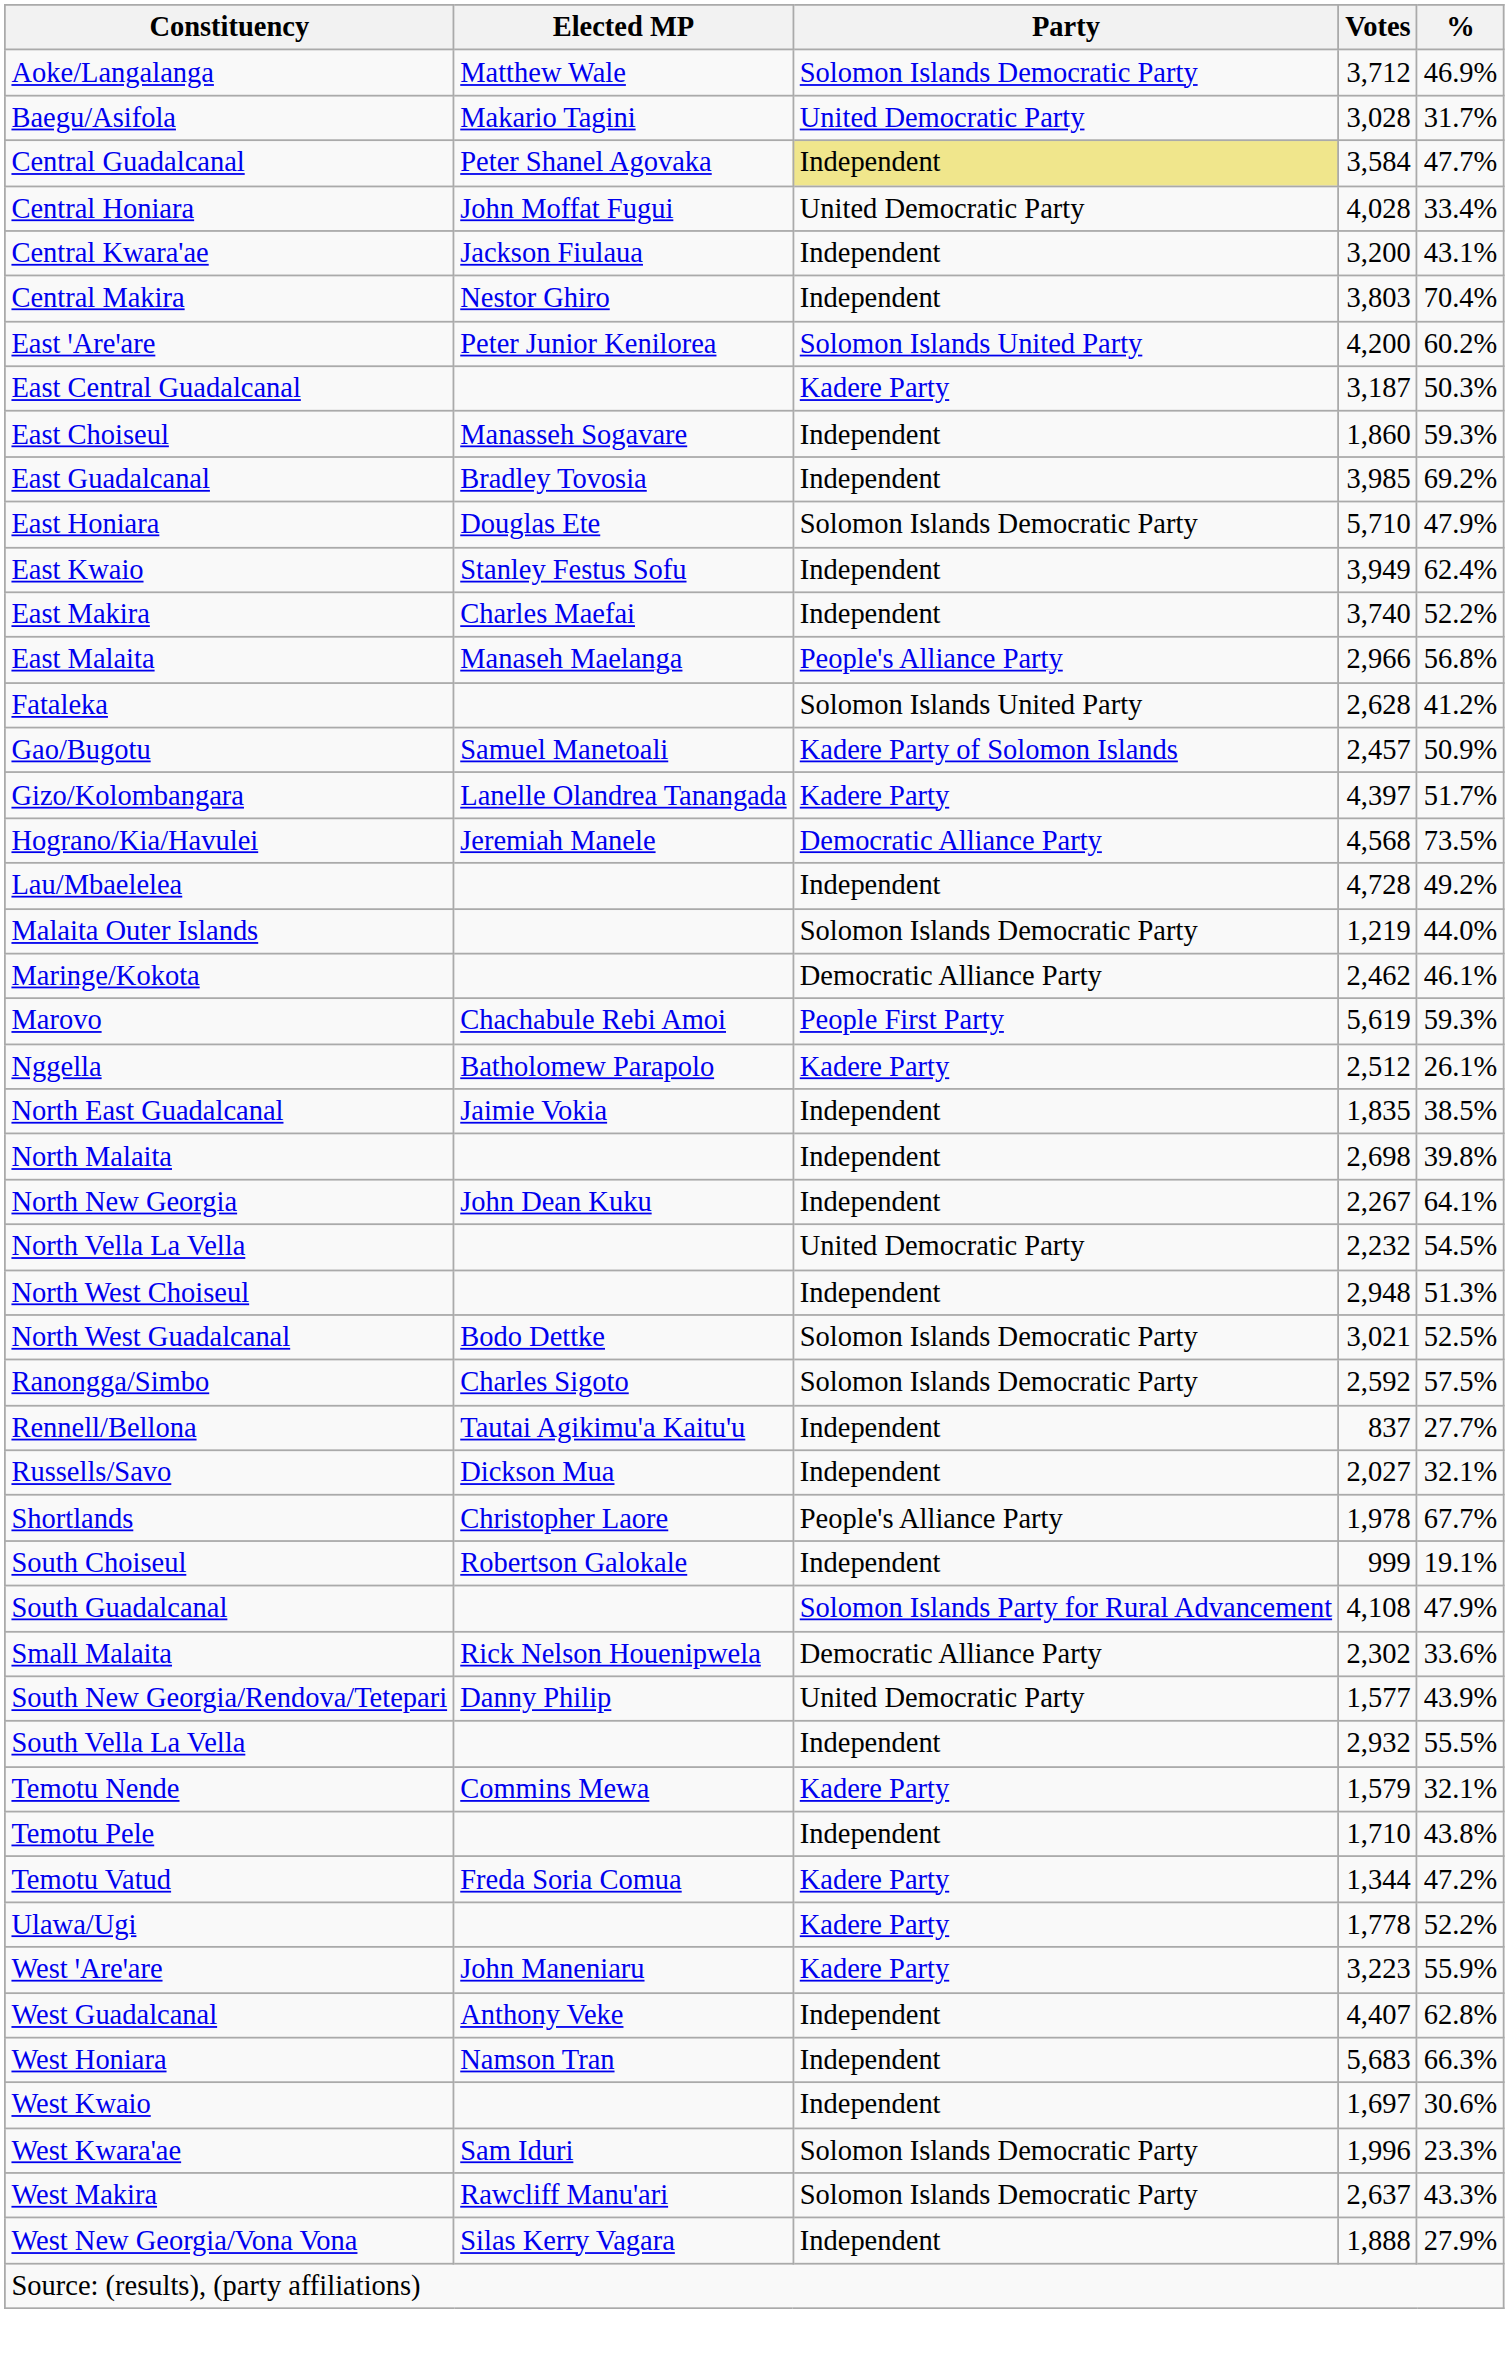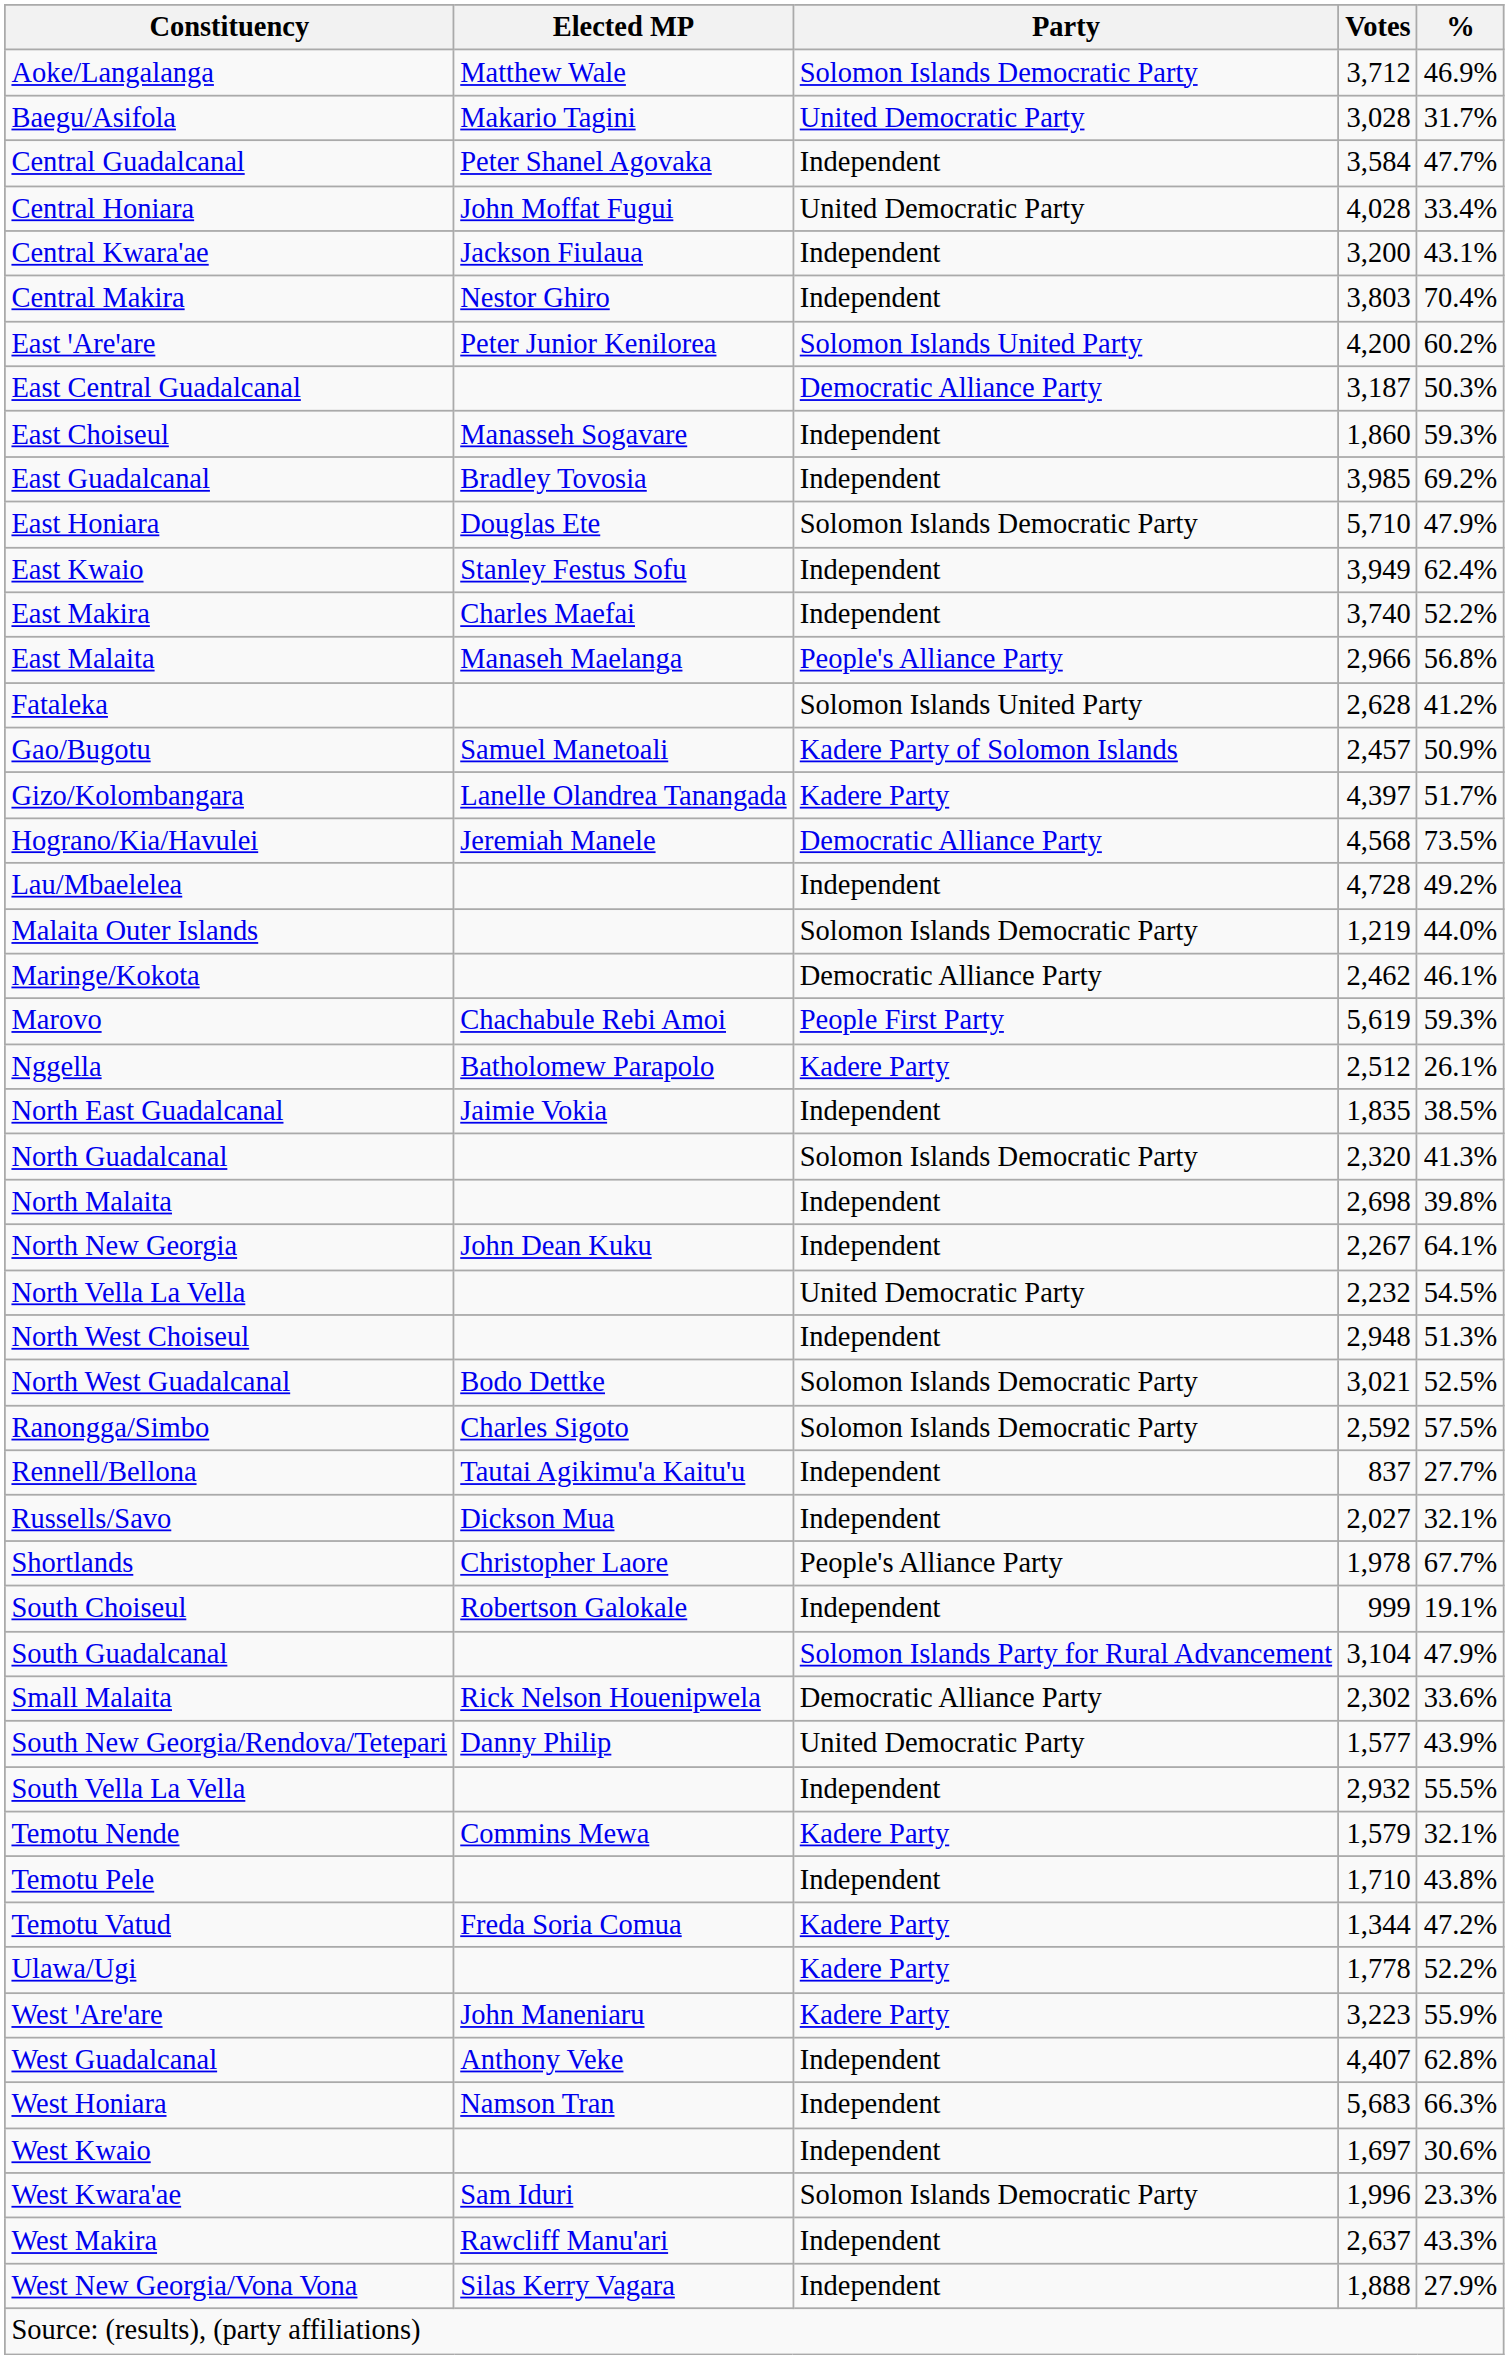(870, 162) khaki background -> (870, 162) no background
(875, 388) Kadere Party -> (951, 388) Democratic Alliance Party
+ row: (119, 1156)
(1379, 1607) 4,108 -> (1379, 1653) 3,104
(999, 2195) Solomon Islands Democratic Party -> (870, 2240) Independent
